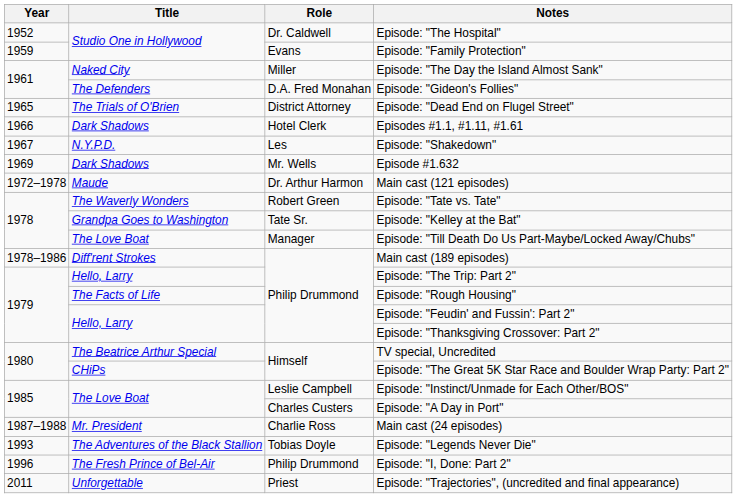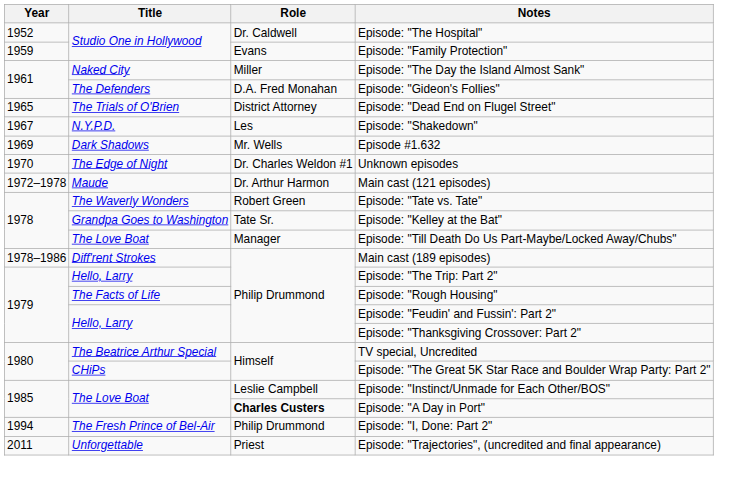- row: (450, 126)
+ row: (408, 164)
(310, 408) normal -> (279, 408) bold
- row: (439, 426)
- row: (456, 445)
(20, 464) 1996 -> (20, 426) 1994
